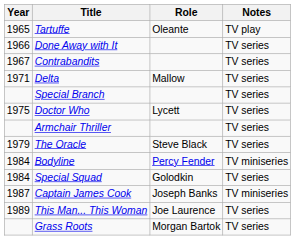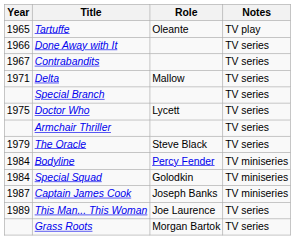(247, 177) TV series -> (257, 177) TV miniseries
